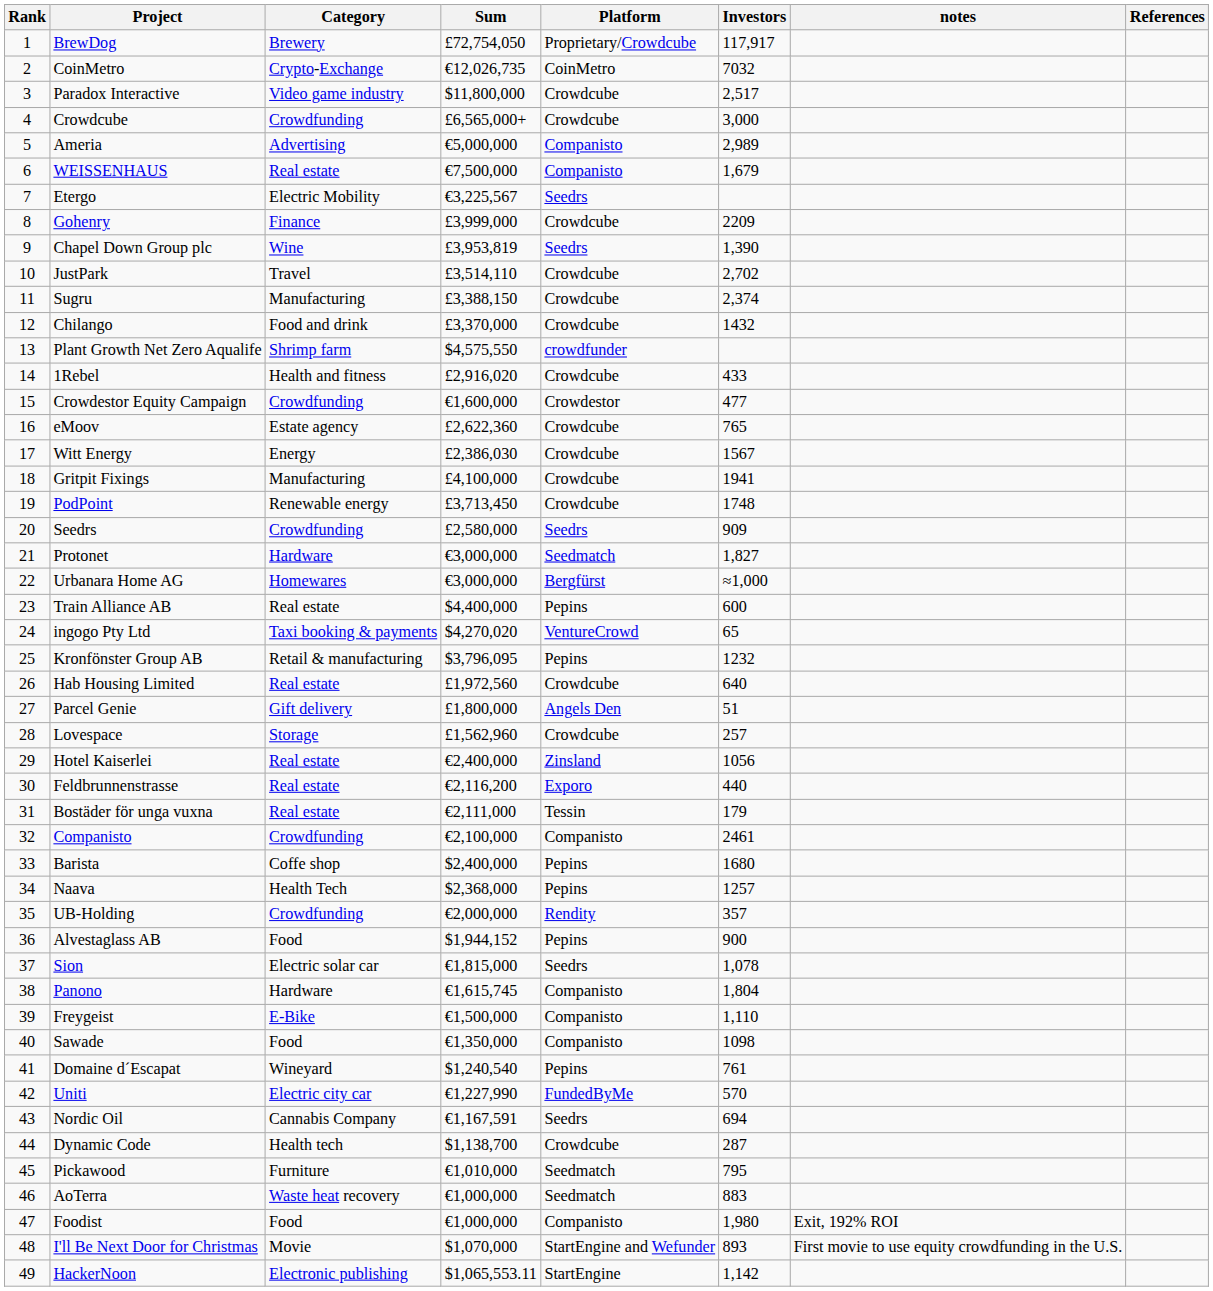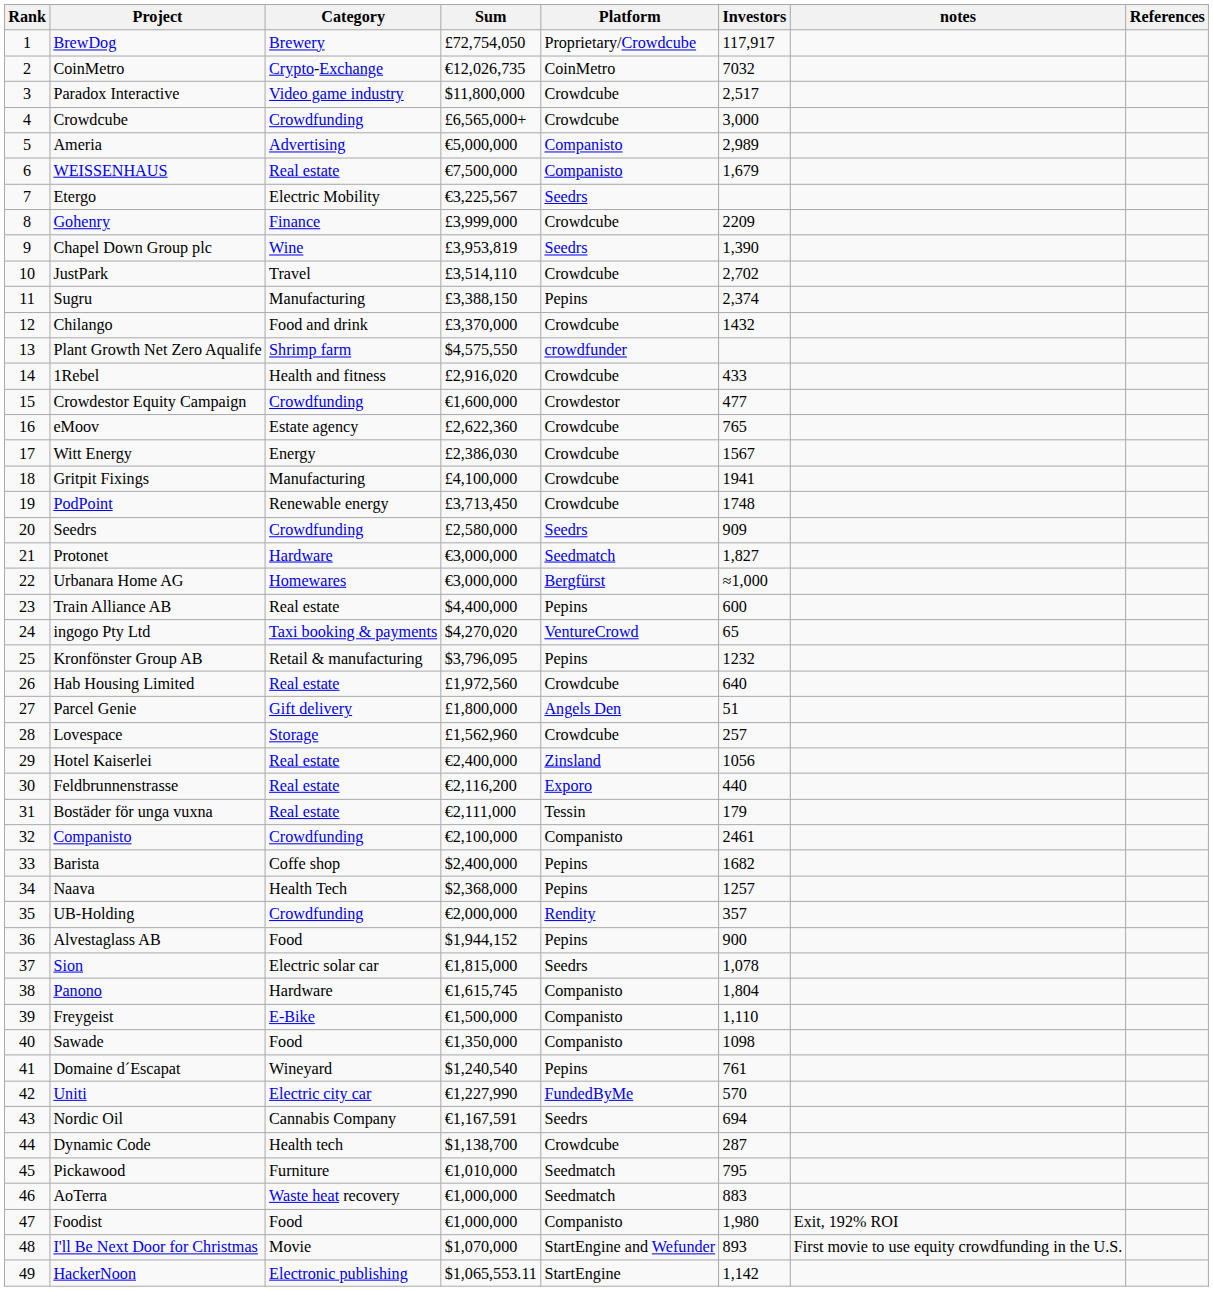(582, 299) Crowdcube -> (566, 299) Pepins
(739, 863) 1680 -> (739, 863) 1682
